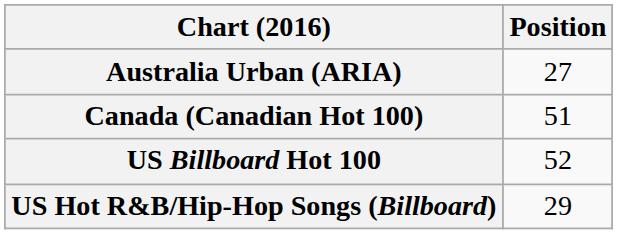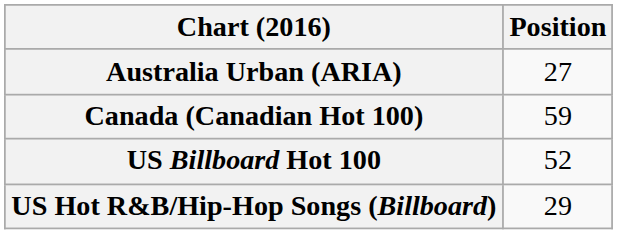(558, 116) 51 -> (558, 116) 59
